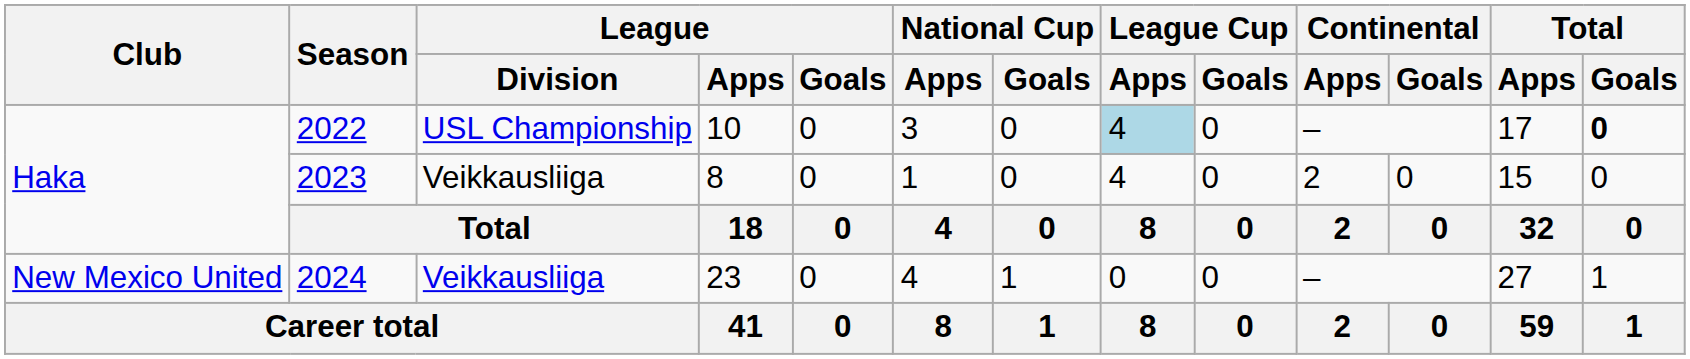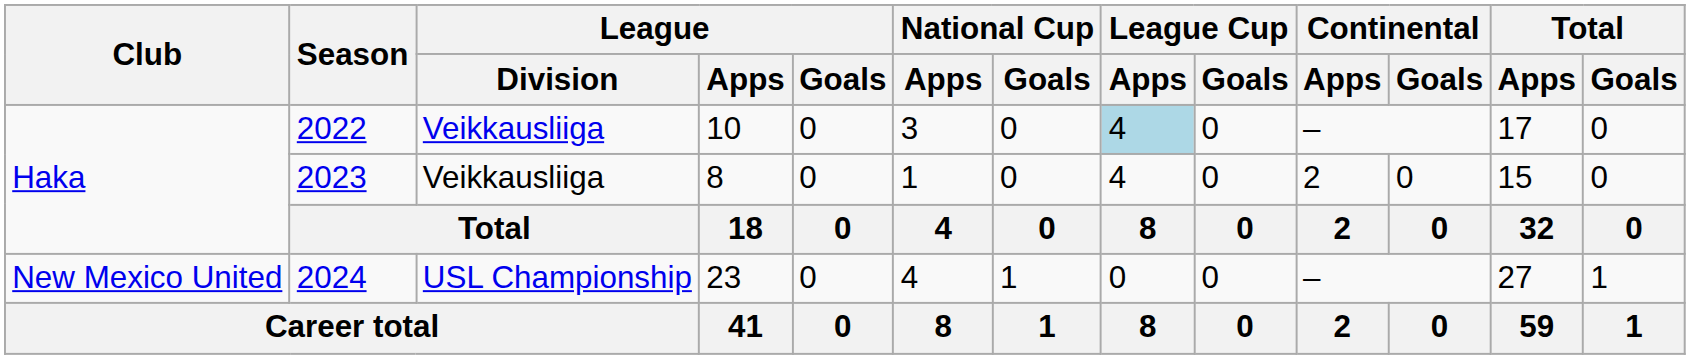(557, 128) USL Championship -> (513, 128) Veikkausliiga
(1599, 128) bold -> (1599, 128) normal
(513, 278) Veikkausliiga -> (557, 278) USL Championship
